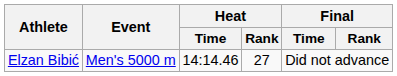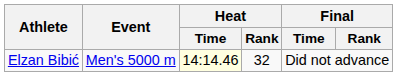(211, 60) no background -> (211, 60) lightyellow background
(262, 60) 27 -> (262, 60) 32
